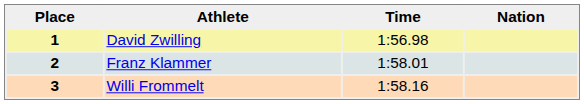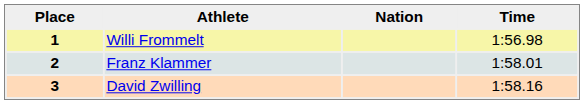columns swapped: (521, 17) <-> (403, 17)
(154, 40) David Zwilling -> (155, 40) Willi Frommelt
(155, 86) Willi Frommelt -> (154, 86) David Zwilling
